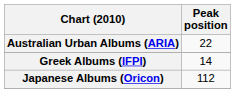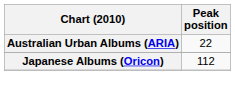- row: (93, 61)
